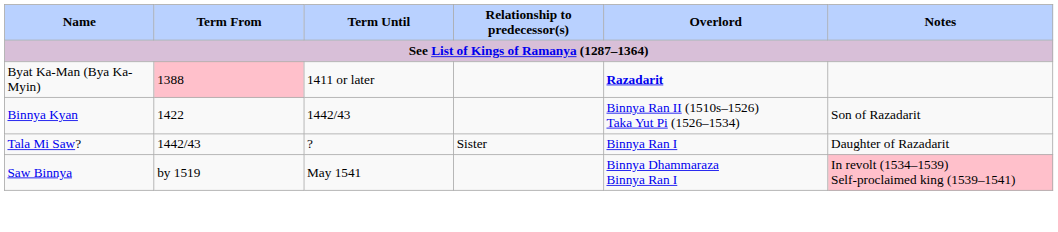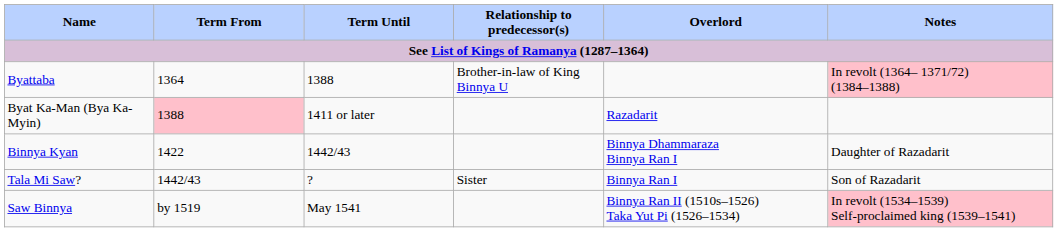+ row: (31, 79)
(635, 79) bold -> (632, 115) normal
(683, 115) Binnya Ran II (1510s–1526) Taka Yut Pi (1526–1534) -> (663, 151) Binnya Dhammaraza Binnya Ran I
(876, 115) Son of Razadarit -> (890, 151) Daughter of Razadarit
(890, 144) Daughter of Razadarit -> (876, 180) Son of Razadarit
(663, 172) Binnya Dhammaraza Binnya Ran I -> (683, 208) Binnya Ran II (1510s–1526) Taka Yut Pi (1526–1534)
